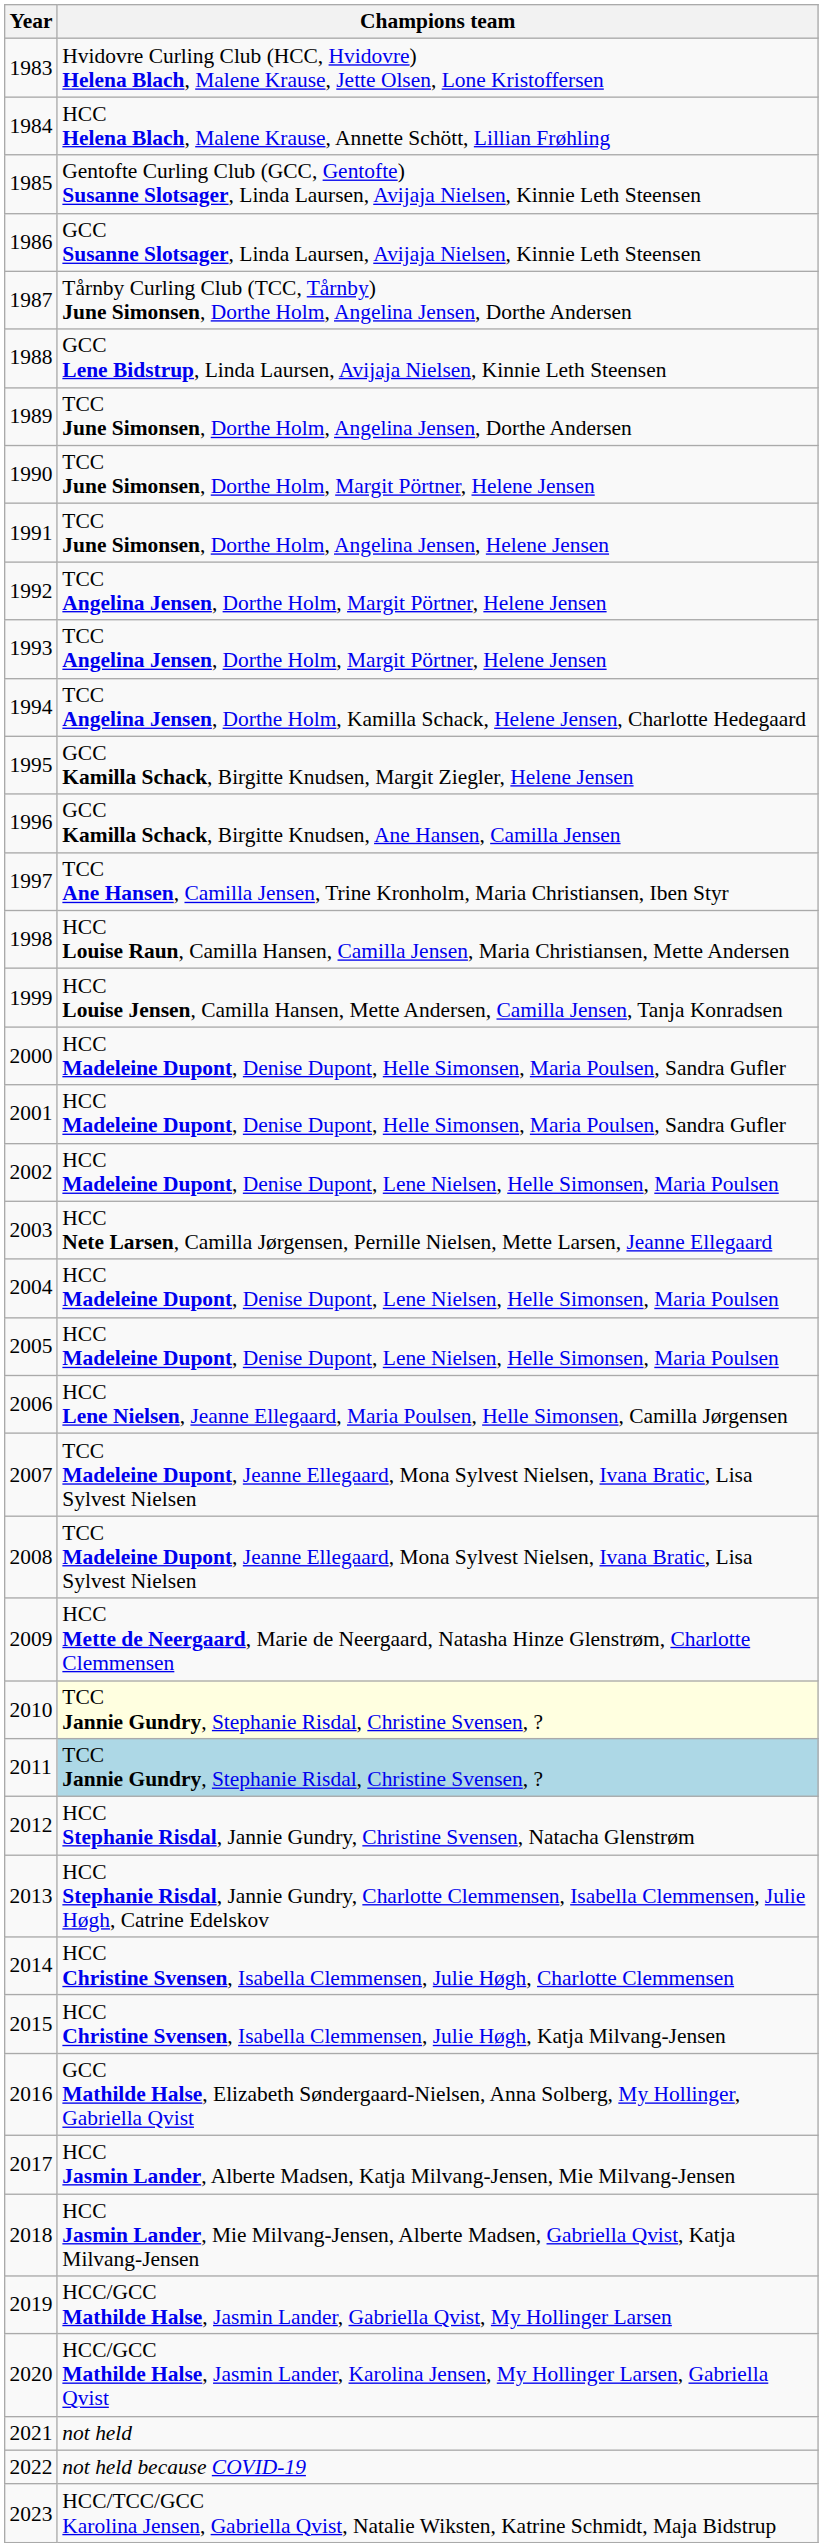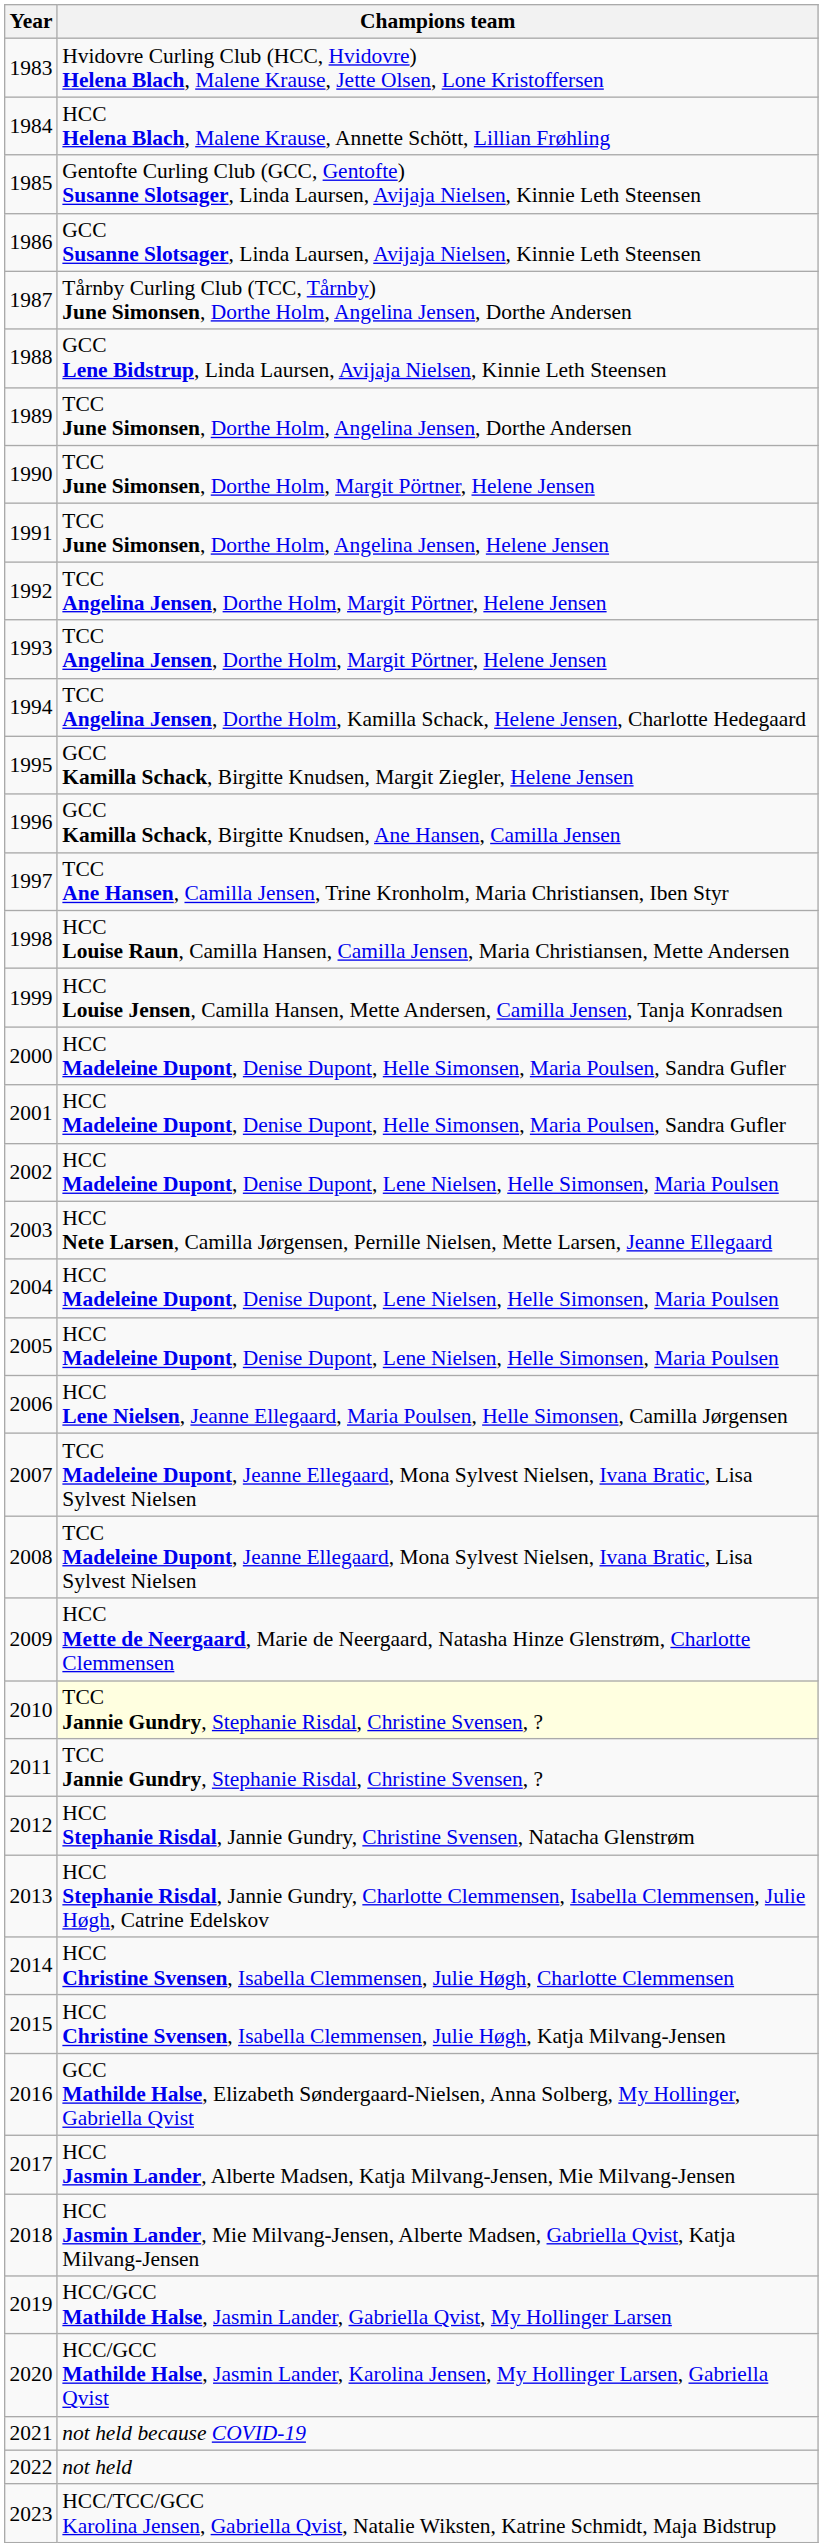(303, 1767) lightblue background -> (303, 1767) no background
(97, 2432) not held -> (184, 2432) not held because COVID-19
(184, 2467) not held because COVID-19 -> (97, 2467) not held
